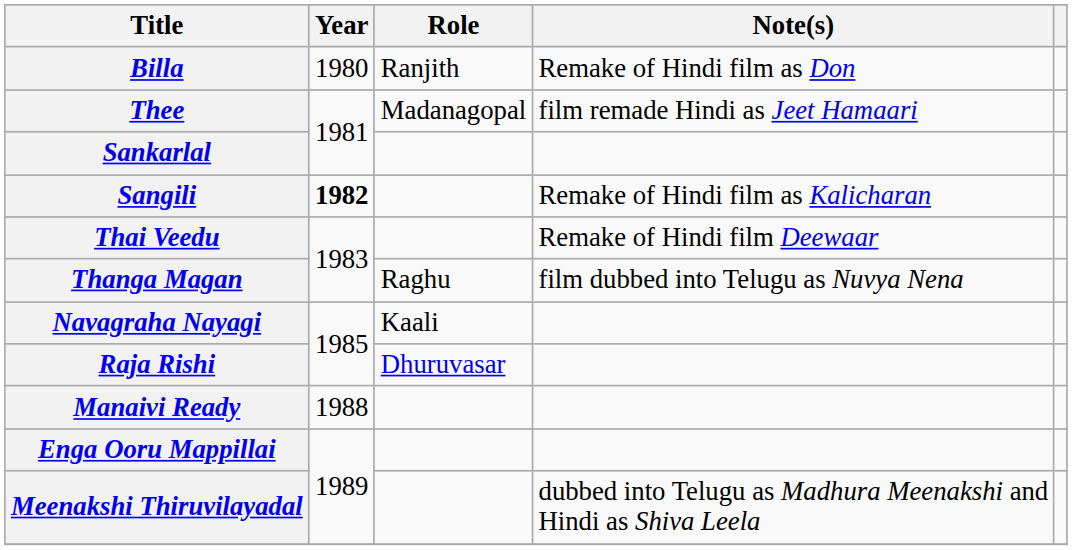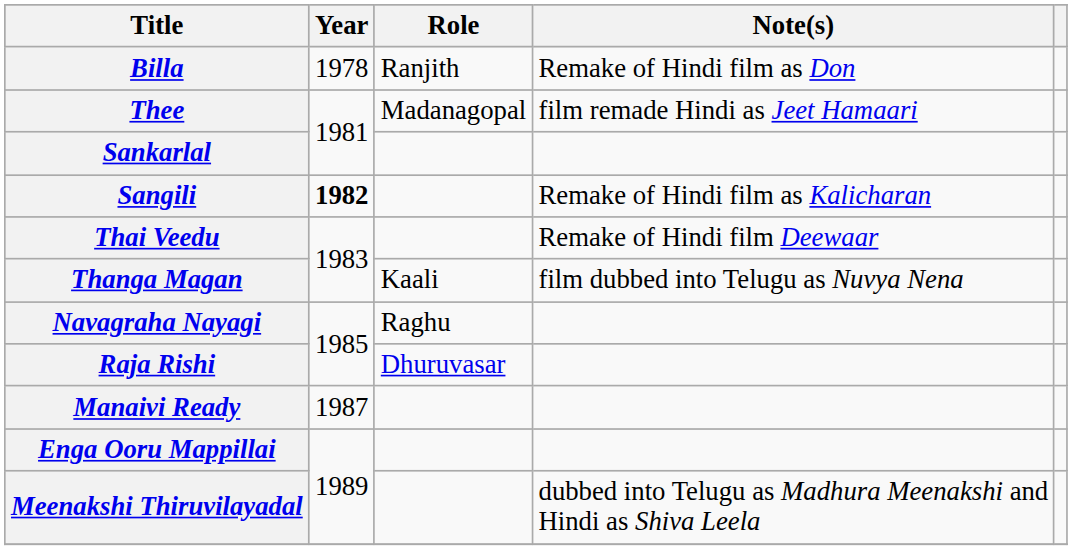(342, 68) 1980 -> (342, 68) 1978
(416, 279) Raghu -> (410, 279) Kaali
(410, 322) Kaali -> (416, 322) Raghu
(342, 407) 1988 -> (342, 407) 1987
